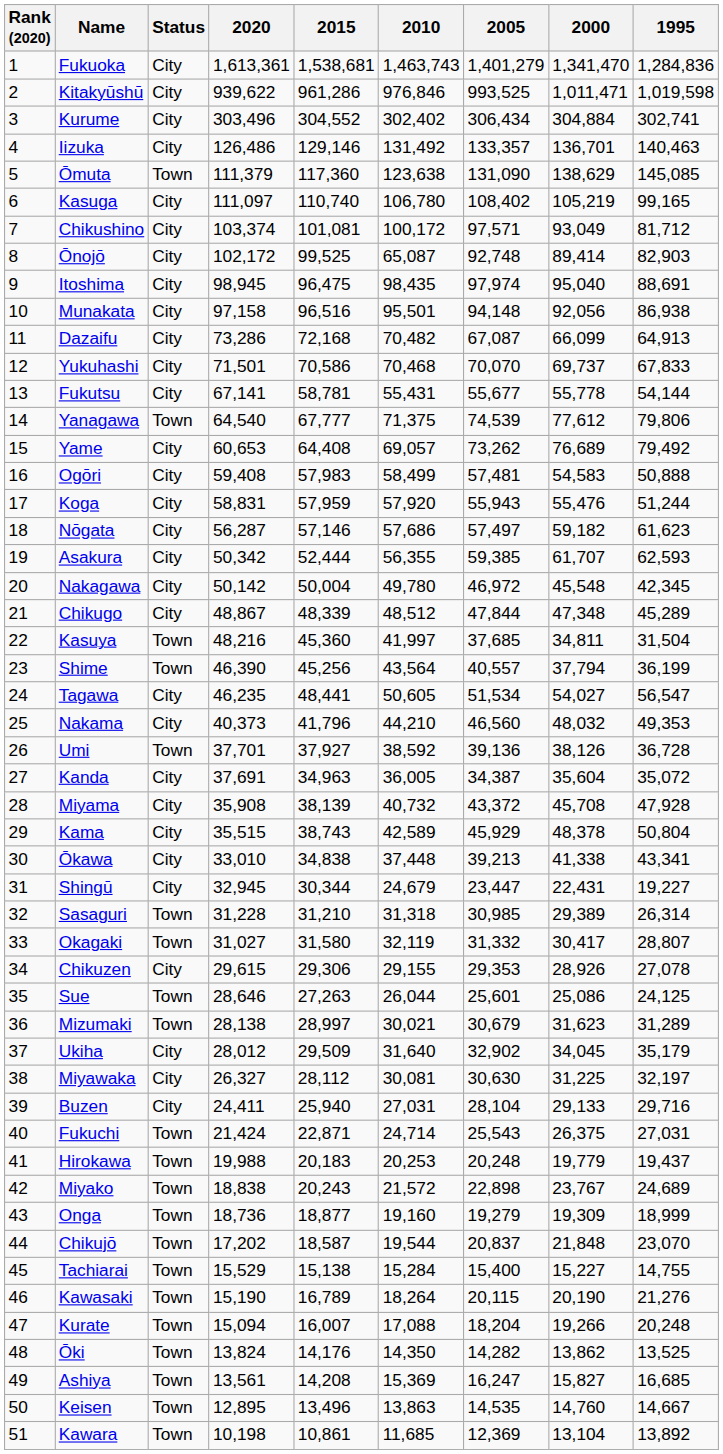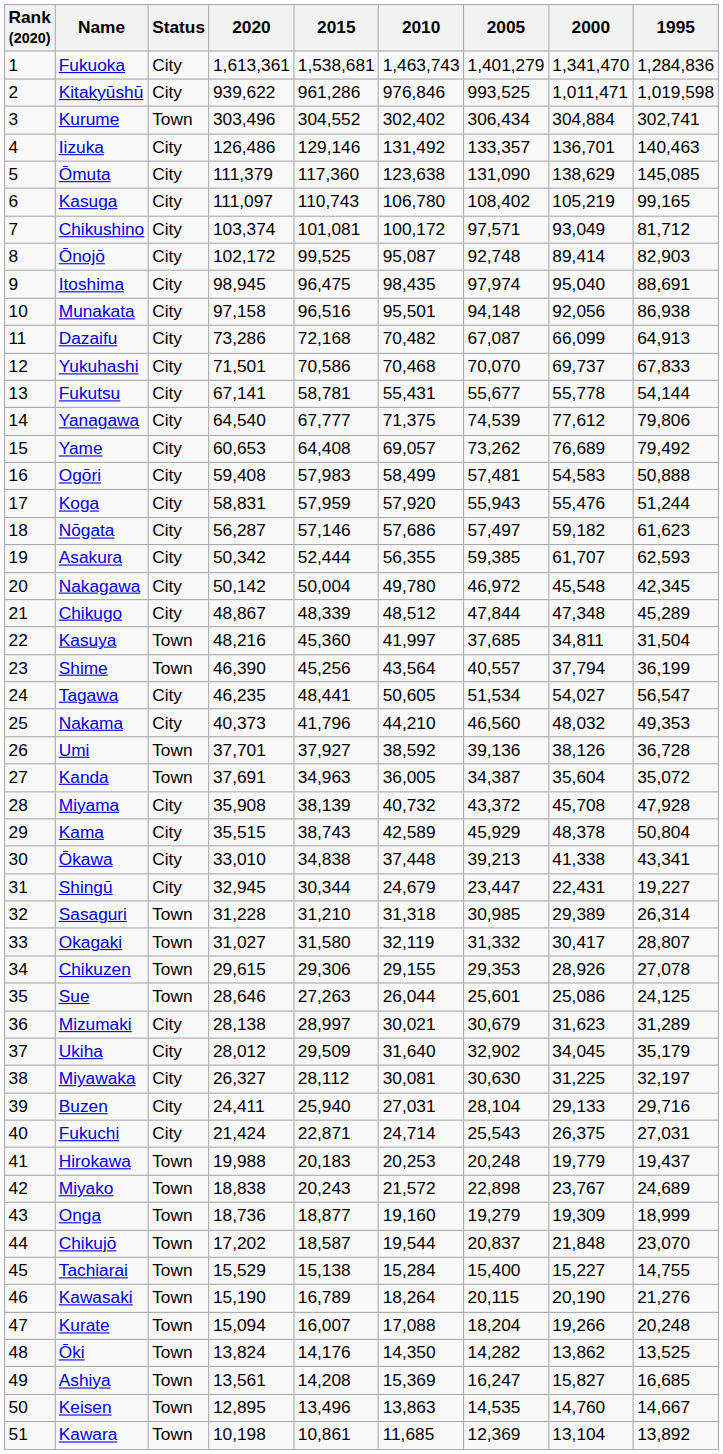(167, 119) City -> (172, 119) Town
(172, 174) Town -> (167, 174) City
(328, 202) 110,740 -> (328, 202) 110,743
(409, 256) 65,087 -> (409, 256) 95,087
(172, 421) Town -> (167, 421) City
(167, 777) City -> (172, 777) Town
(167, 969) City -> (172, 969) Town
(172, 1024) Town -> (167, 1024) City
(172, 1133) Town -> (167, 1133) City
